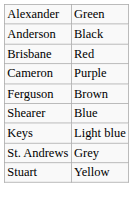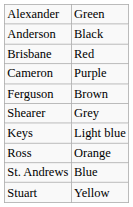(86, 113) Blue -> (87, 113) Grey
+ row: (19, 152)
(87, 152) Grey -> (86, 172) Blue
